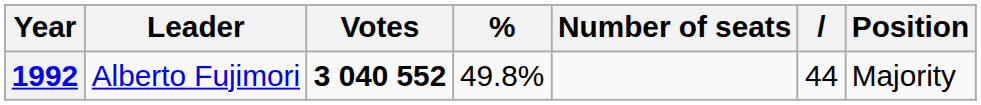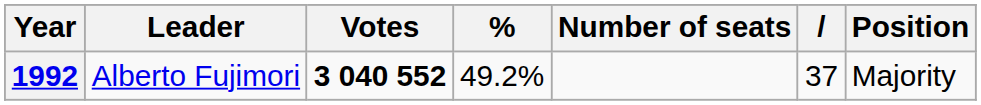(502, 75) 49.8% -> (502, 75) 49.2%
(822, 75) 44 -> (822, 75) 37
